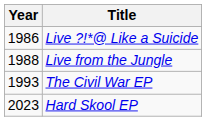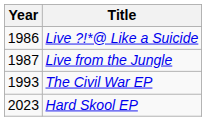(23, 60) 1988 -> (23, 60) 1987
